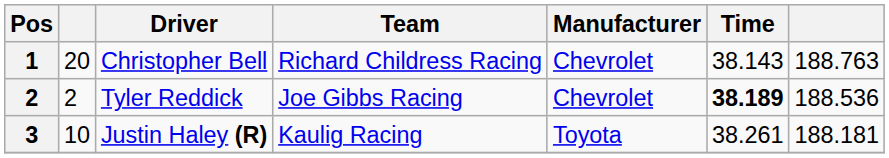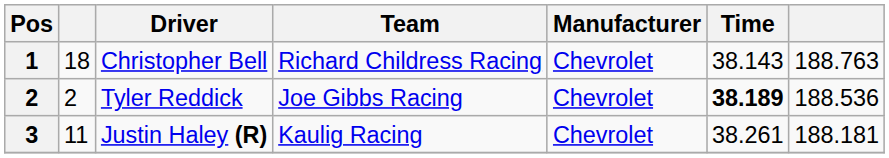(77, 61) 20 -> (77, 61) 18
(77, 135) 10 -> (76, 135) 11
(587, 135) Toyota -> (603, 135) Chevrolet
